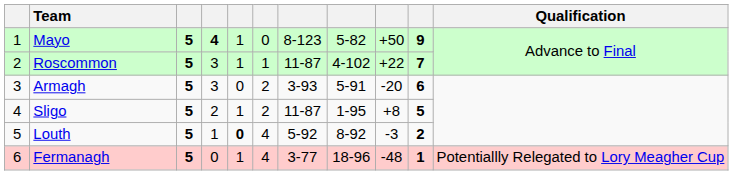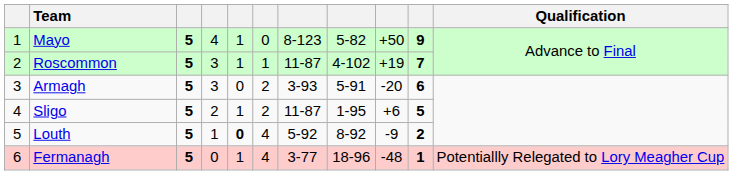(214, 39) bold -> (214, 39) normal
(392, 63) +22 -> (392, 63) +19
(392, 110) +8 -> (392, 110) +6
(392, 134) -3 -> (392, 134) -9
